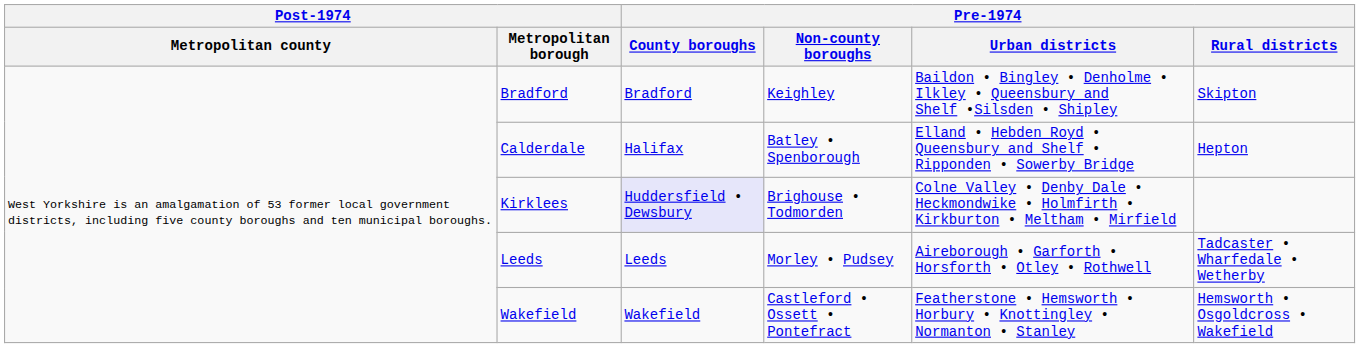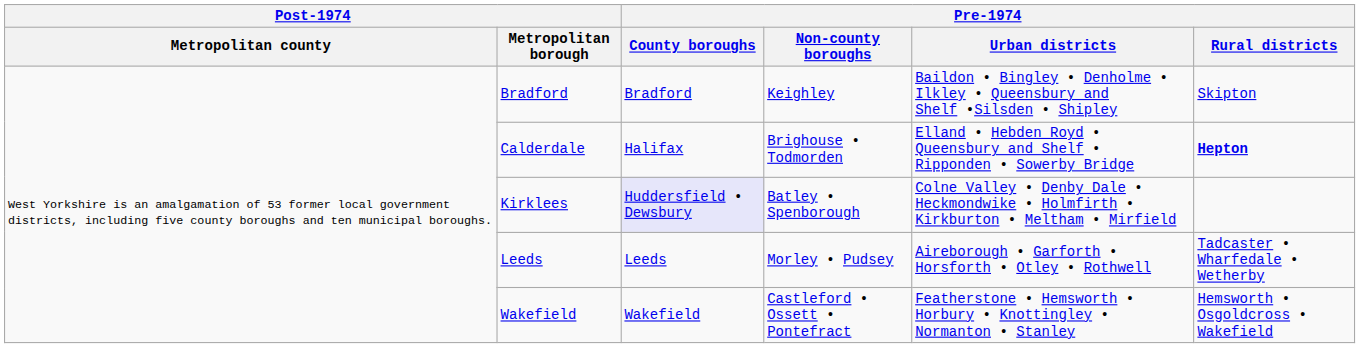(814, 149) Batley • Spenborough -> (814, 149) Brighouse • Todmorden
(1223, 149) normal -> (1223, 149) bold
(814, 205) Brighouse • Todmorden -> (814, 205) Batley • Spenborough
